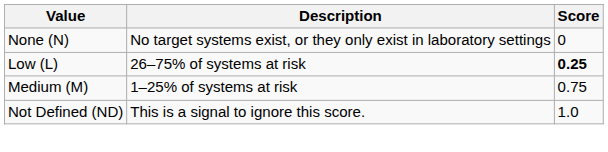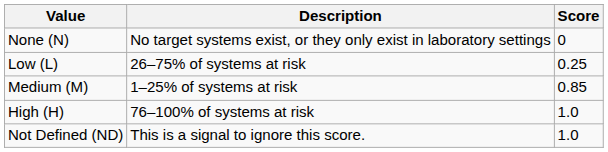(572, 64) bold -> (572, 64) normal
(572, 87) 0.75 -> (572, 87) 0.85
+ row: (36, 111)
